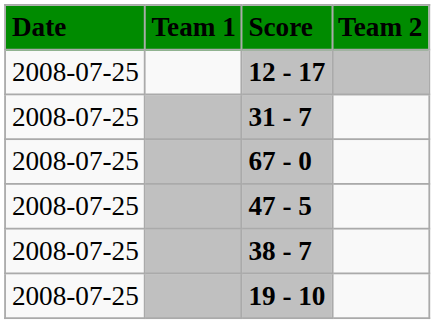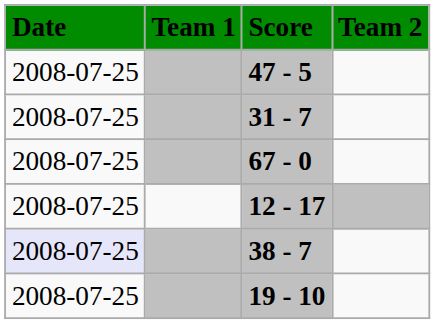rows swapped: (280, 206) <-> (287, 71)
(75, 251) no background -> (75, 251) lavender background
